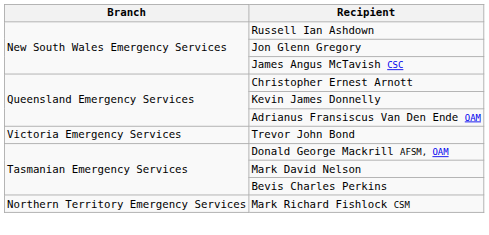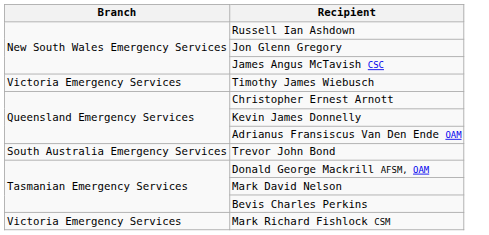+ row: (303, 83)
(94, 135) Victoria Emergency Services -> (117, 152) South Australia Emergency Services
(127, 204) Northern Territory Emergency Services -> (94, 222) Victoria Emergency Services
